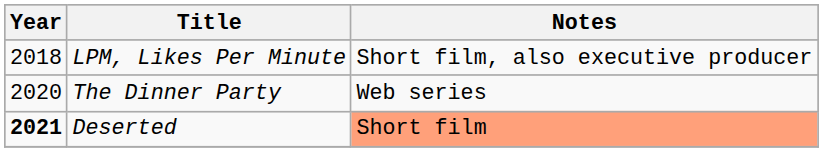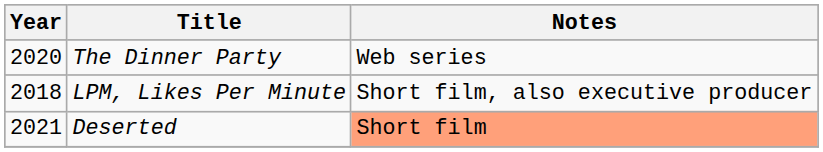rows swapped: (209, 58) <-> (177, 93)
(36, 129) bold -> (36, 129) normal
